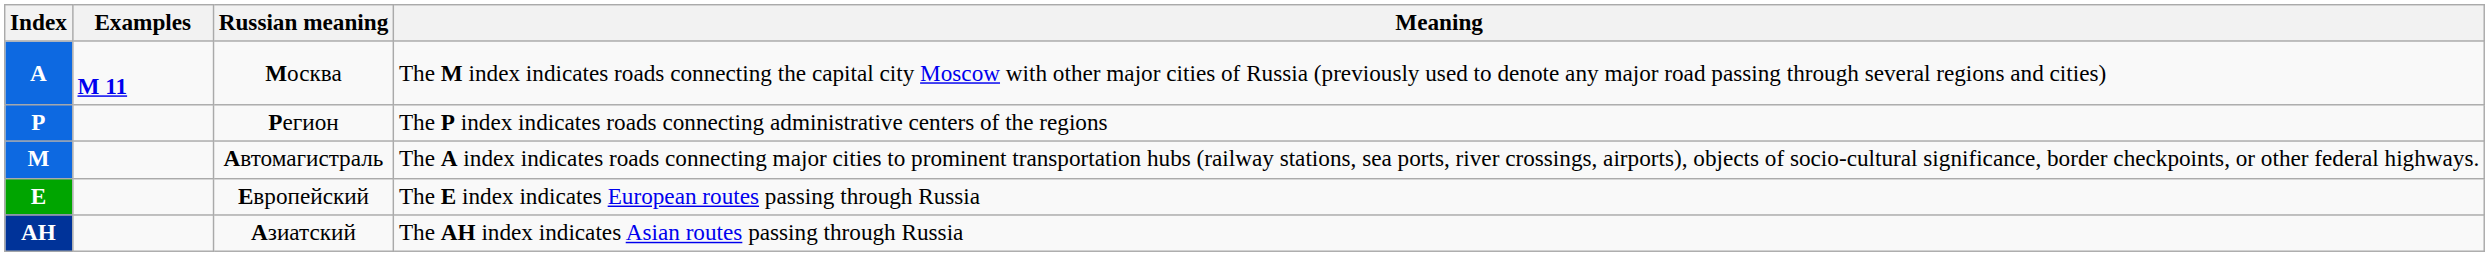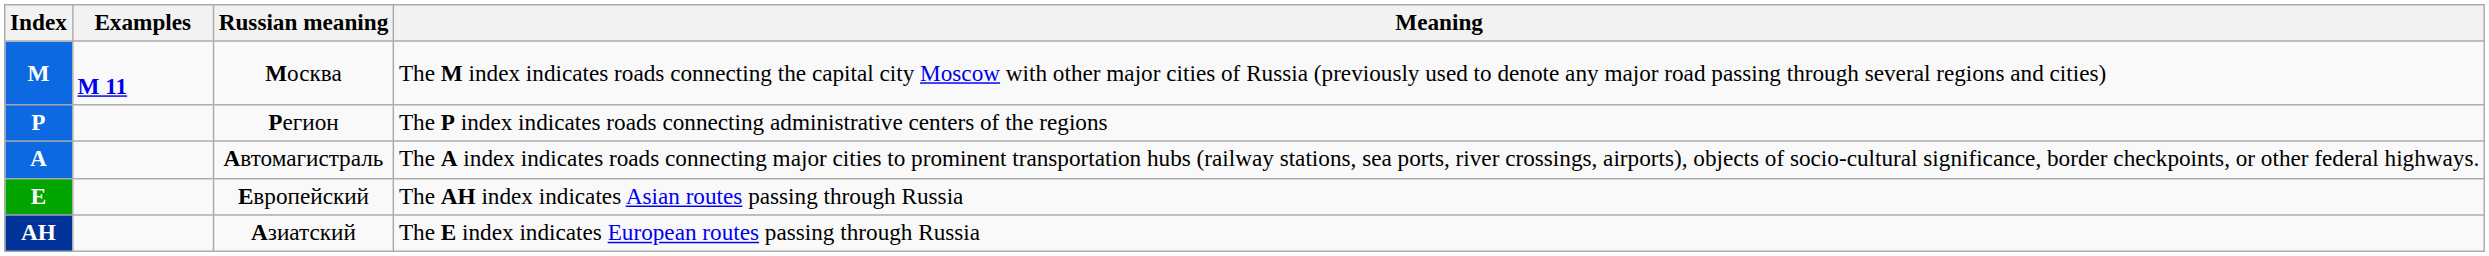(38, 72) А -> (38, 72) M
(38, 159) M -> (38, 159) А
(690, 196) The E index indicates European routes passing through Russia -> (681, 196) The AH index indicates Asian routes passing through Russia
(681, 232) The AH index indicates Asian routes passing through Russia -> (690, 232) The E index indicates European routes passing through Russia
